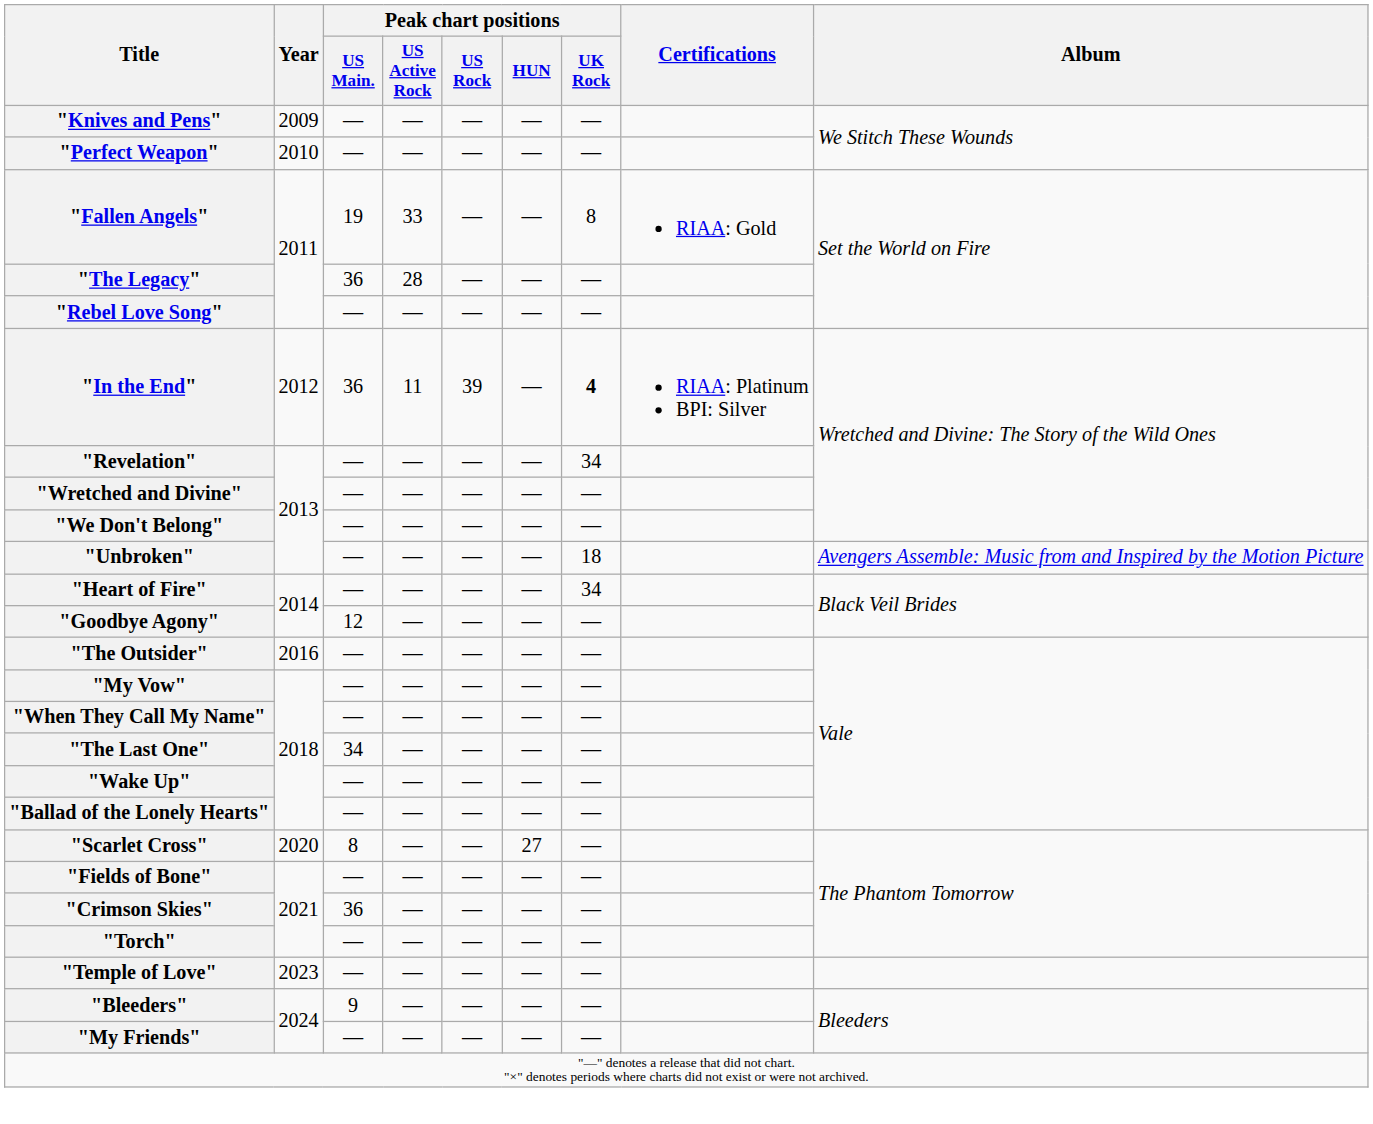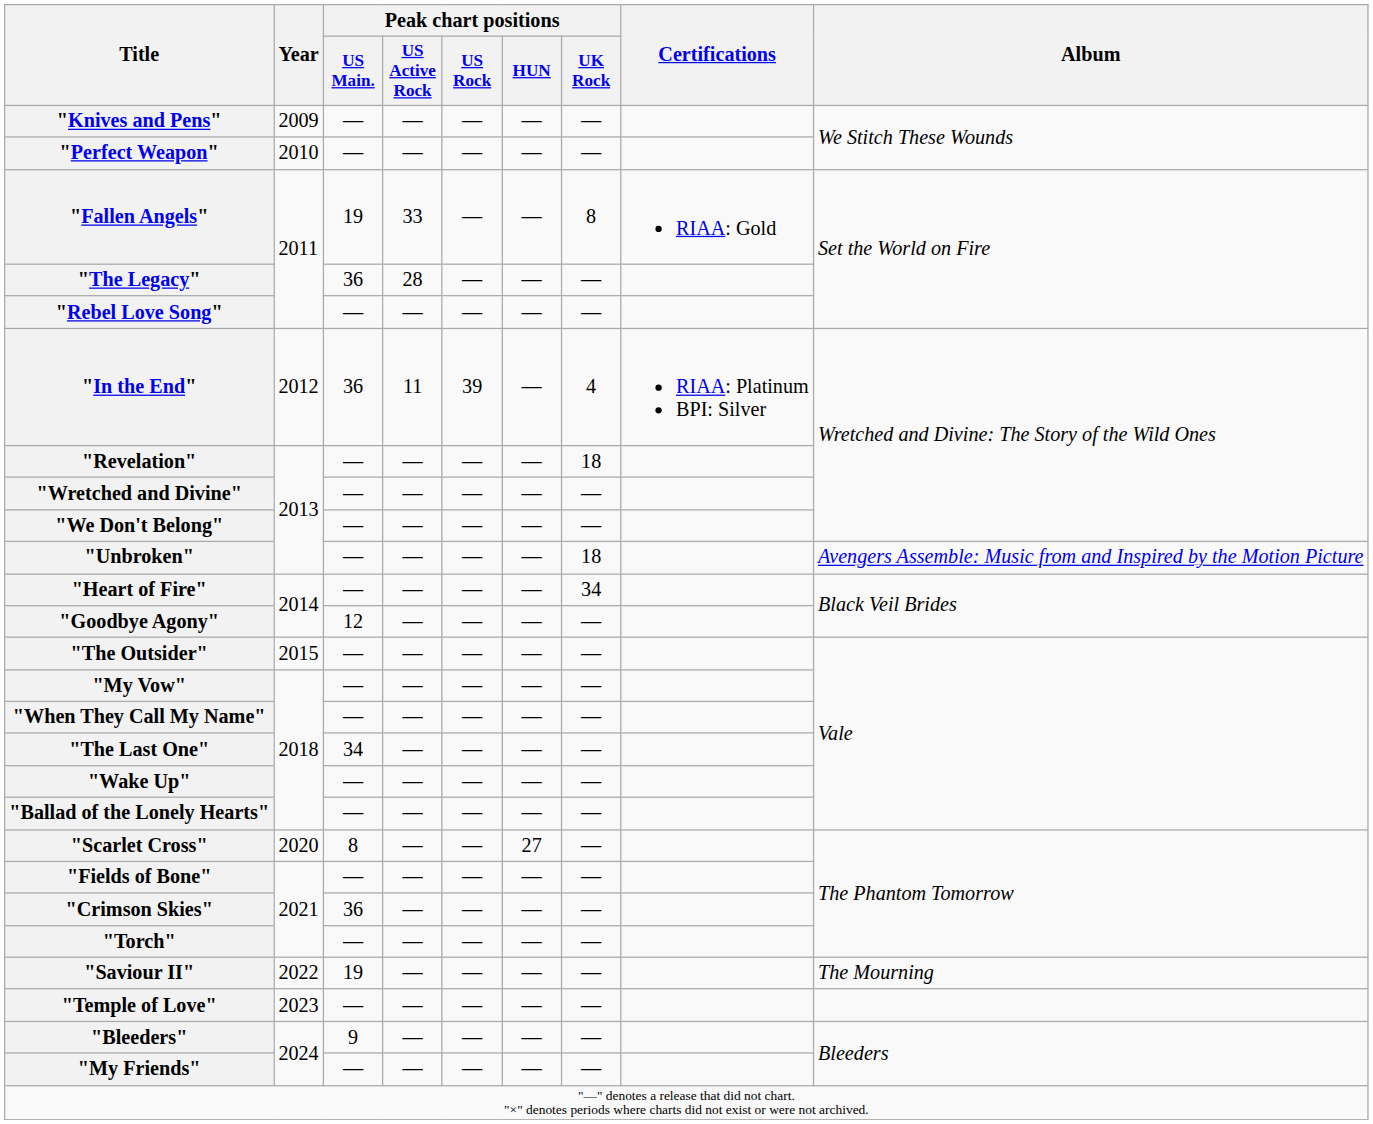(591, 386) bold -> (591, 386) normal
(591, 461) 34 -> (591, 461) 18
(299, 653) 2016 -> (299, 653) 2015
+ row: (139, 973)
